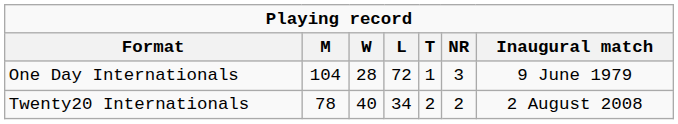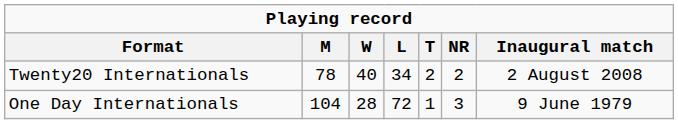rows swapped: (124, 76) <-> (129, 104)
